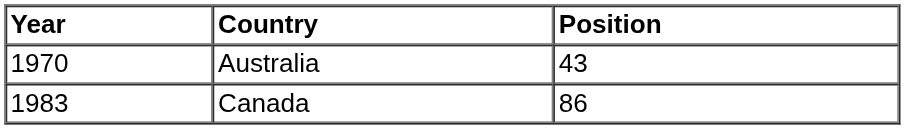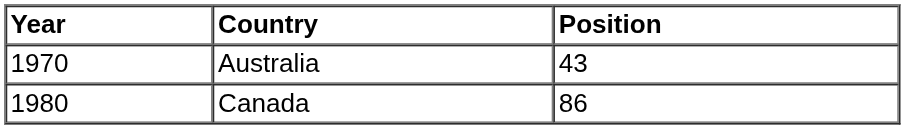(40, 103) 1983 -> (40, 103) 1980
